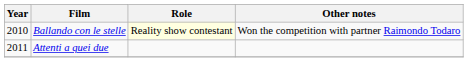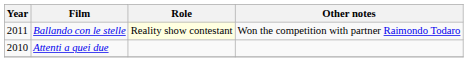(18, 31) 2010 -> (17, 31) 2011
(17, 48) 2011 -> (18, 48) 2010
